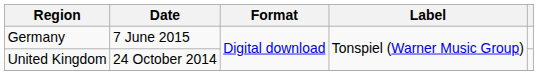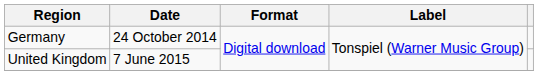(151, 37) 7 June 2015 -> (165, 37) 24 October 2014
(165, 59) 24 October 2014 -> (151, 59) 7 June 2015
